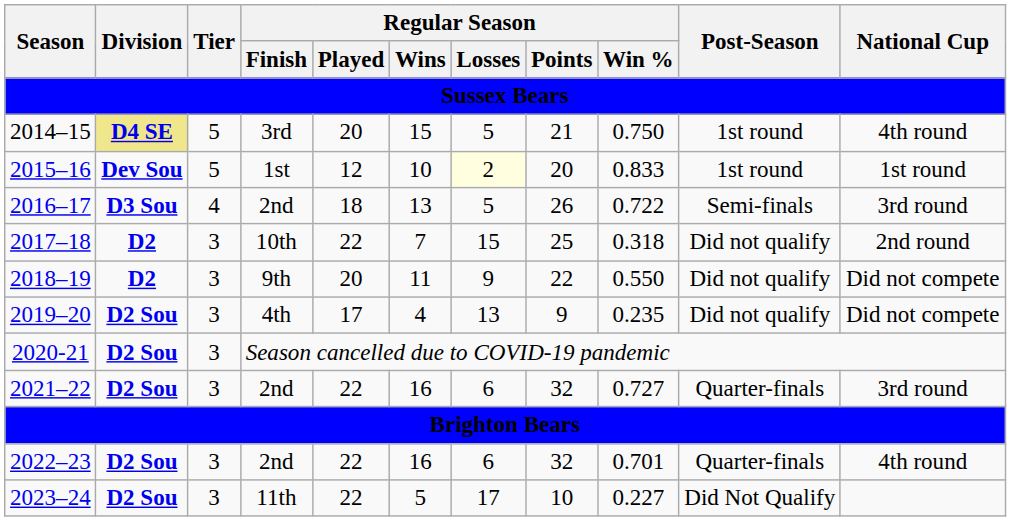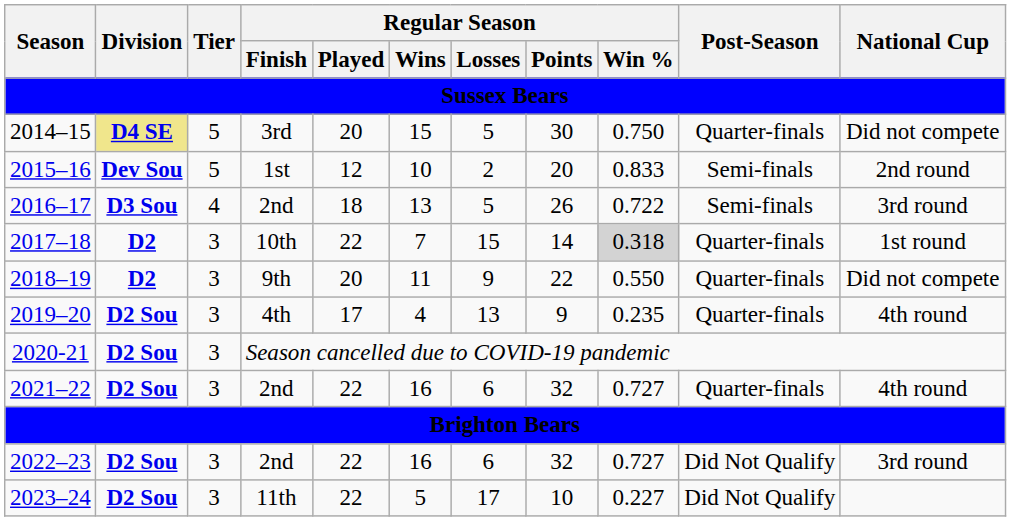(562, 132) 21 -> (562, 132) 30
(760, 132) 1st round -> (760, 132) Quarter-finals
(923, 132) 4th round -> (923, 132) Did not compete
(488, 168) lightyellow background -> (488, 168) no background
(760, 168) 1st round -> (760, 168) Semi-finals
(923, 168) 1st round -> (923, 168) 2nd round
(562, 242) 25 -> (562, 242) 14
(638, 242) no background -> (638, 242) lightgrey background
(760, 242) Did not qualify -> (760, 242) Quarter-finals
(923, 242) 2nd round -> (923, 242) 1st round
(760, 278) Did not qualify -> (760, 278) Quarter-finals
(760, 315) Did not qualify -> (760, 315) Quarter-finals
(923, 315) Did not compete -> (923, 315) 4th round
(923, 388) 3rd round -> (923, 388) 4th round
(638, 461) 0.701 -> (638, 461) 0.727
(760, 461) Quarter-finals -> (760, 461) Did Not Qualify
(923, 461) 4th round -> (923, 461) 3rd round
